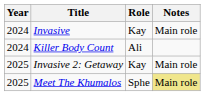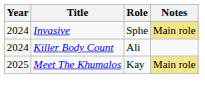(137, 30) Kay -> (137, 30) Sphe
(176, 30) no background -> (174, 30) khaki background
- row: (78, 64)
(139, 82) Sphe -> (135, 64) Kay
